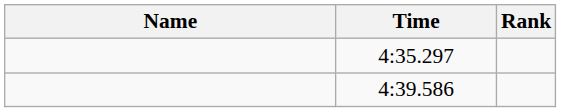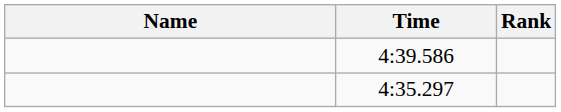rows swapped: (416, 55) <-> (416, 89)
